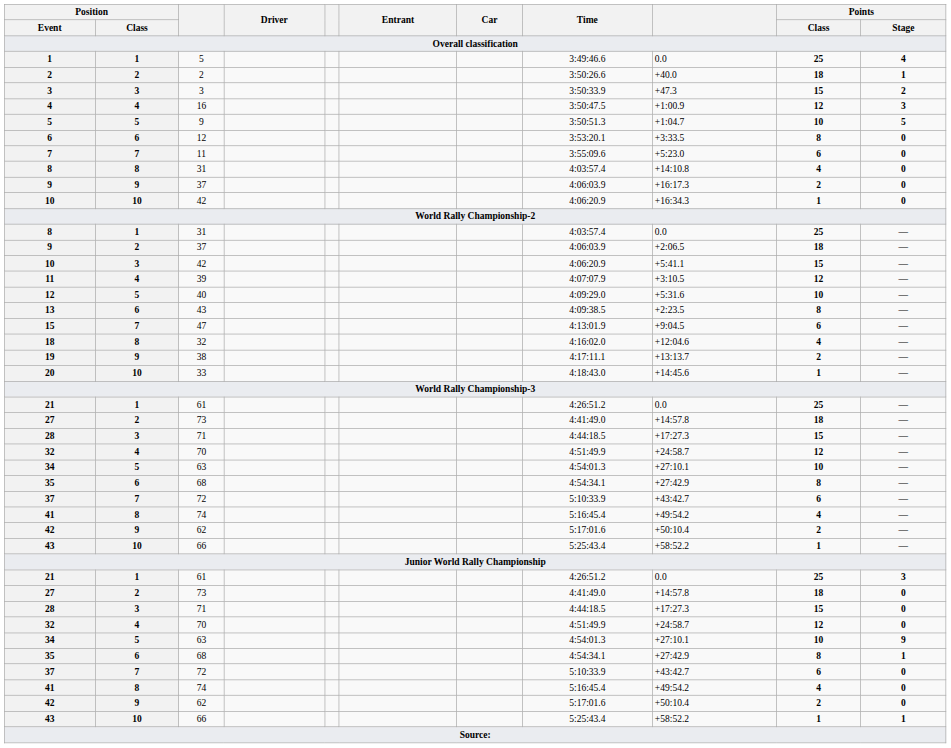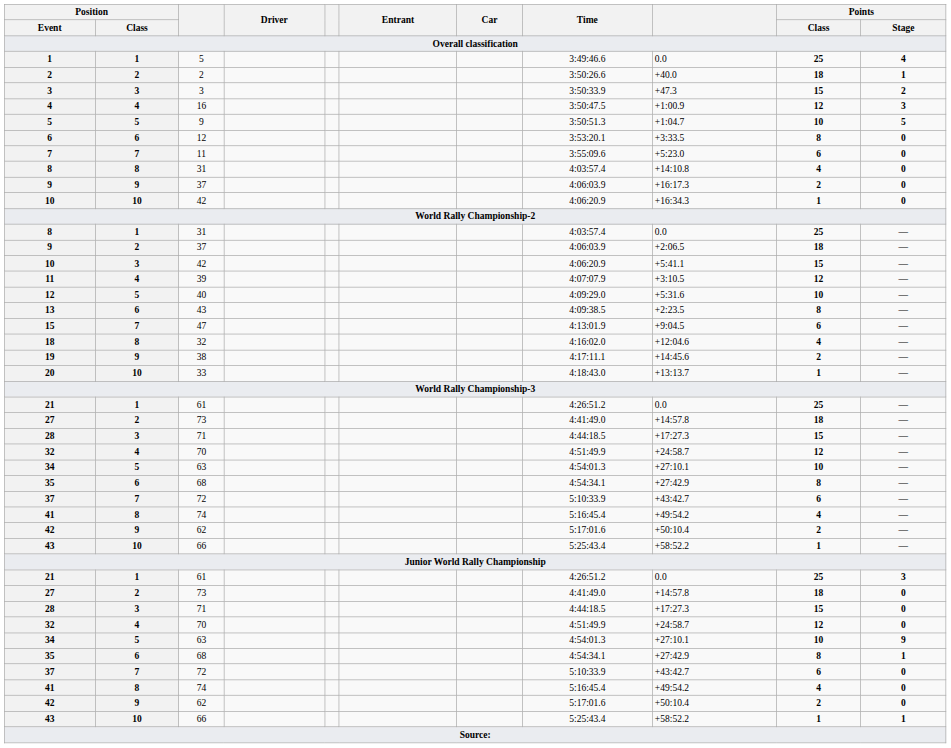(672, 357) +13:13.7 -> (672, 357) +14:45.6
(672, 373) +14:45.6 -> (672, 373) +13:13.7
